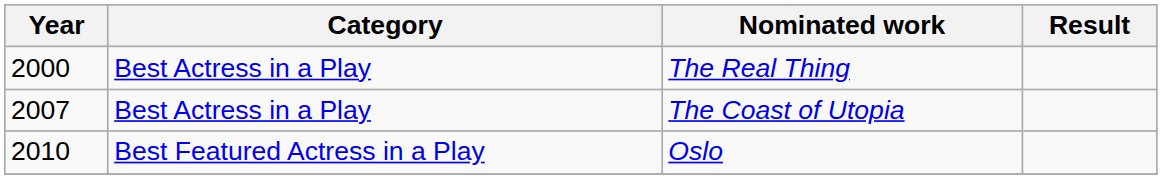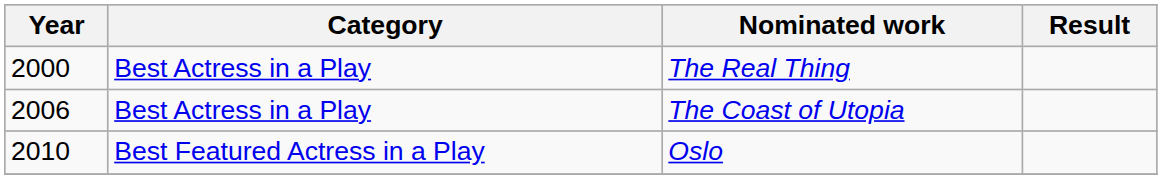(40, 109) 2007 -> (40, 109) 2006
